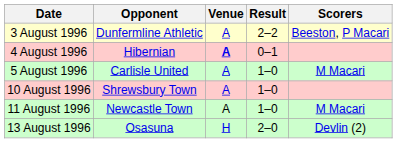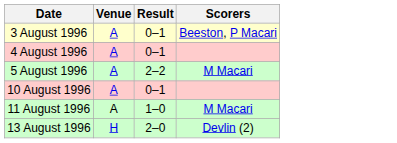- column: (149, 14)
(268, 33) 2–2 -> (155, 33) 0–1
(226, 52) bold -> (114, 52) normal
(268, 71) 1–0 -> (155, 71) 2–2
(268, 90) 1–0 -> (155, 90) 0–1
